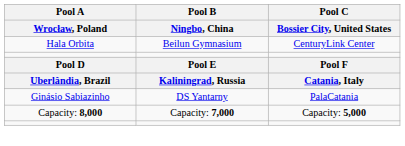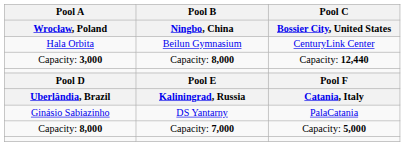+ row: (70, 60)
